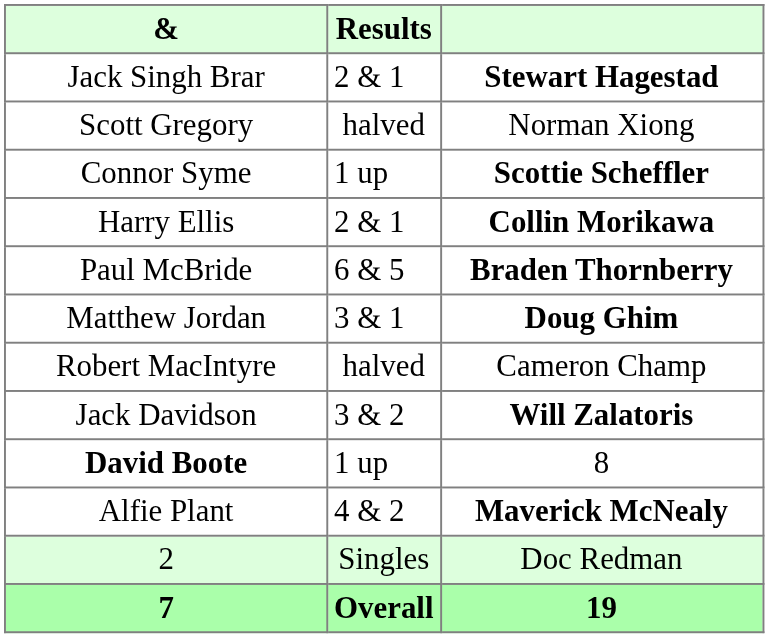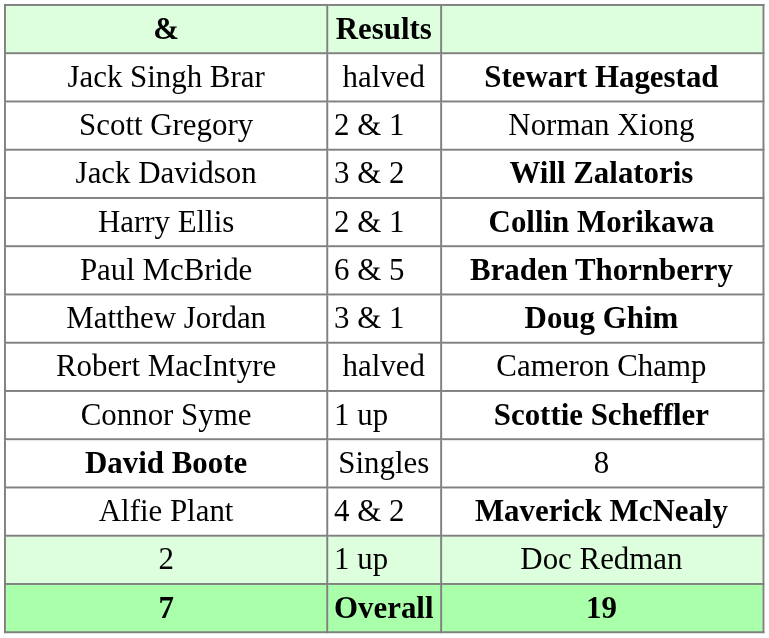(369, 76) 2 & 1 -> (384, 76) halved
(384, 125) halved -> (369, 125) 2 & 1
rows swapped: (166, 173) <-> (166, 414)
(361, 462) 1 up -> (384, 462) Singles
(384, 559) Singles -> (361, 559) 1 up
